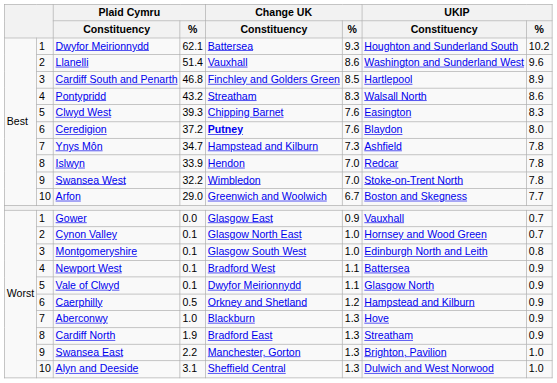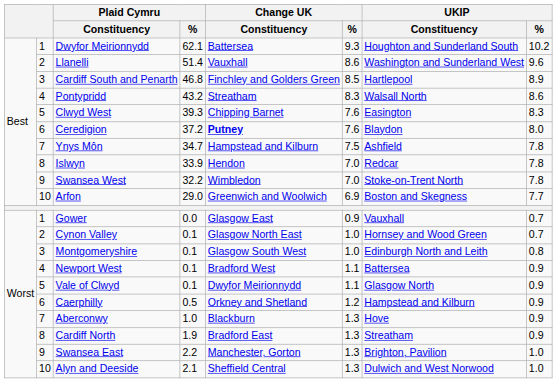(352, 146) 7.3 -> (352, 146) 7.5
(352, 197) 6.7 -> (352, 197) 6.9
(190, 369) 3.1 -> (190, 369) 2.1
